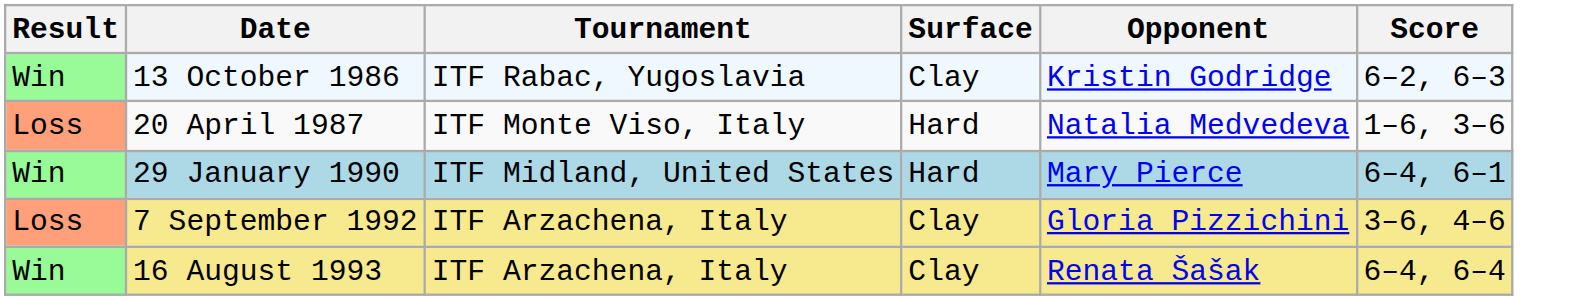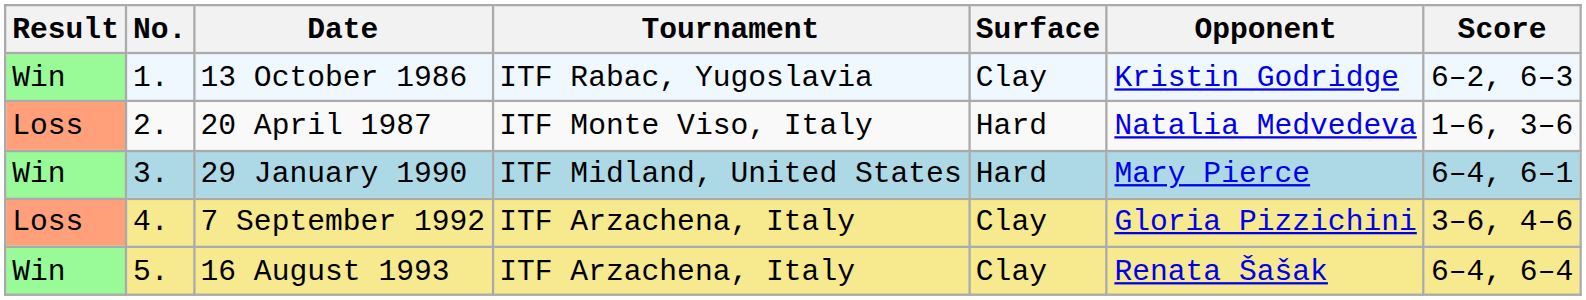+ column: (160, 29)
